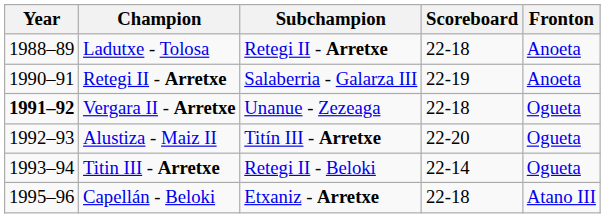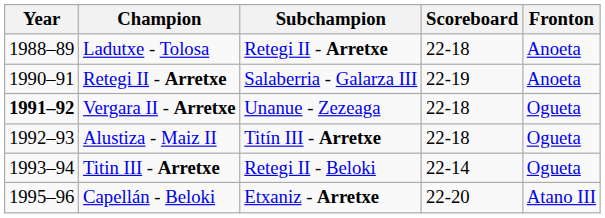(448, 138) 22-20 -> (448, 138) 22-18
(448, 197) 22-18 -> (448, 197) 22-20
